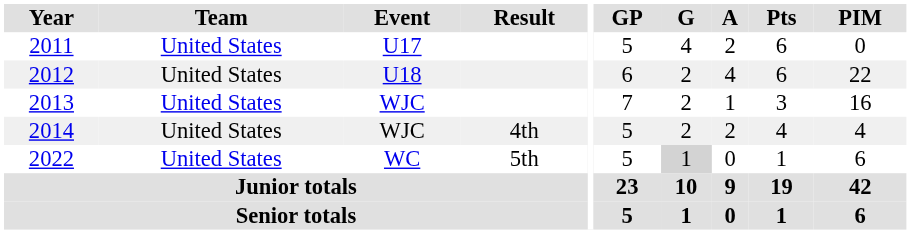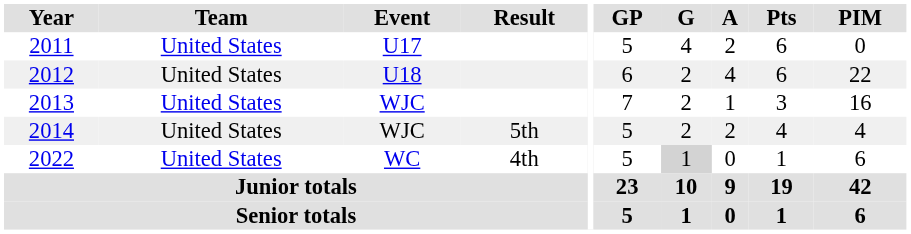(524, 130) 4th -> (524, 130) 5th
(524, 158) 5th -> (524, 158) 4th
